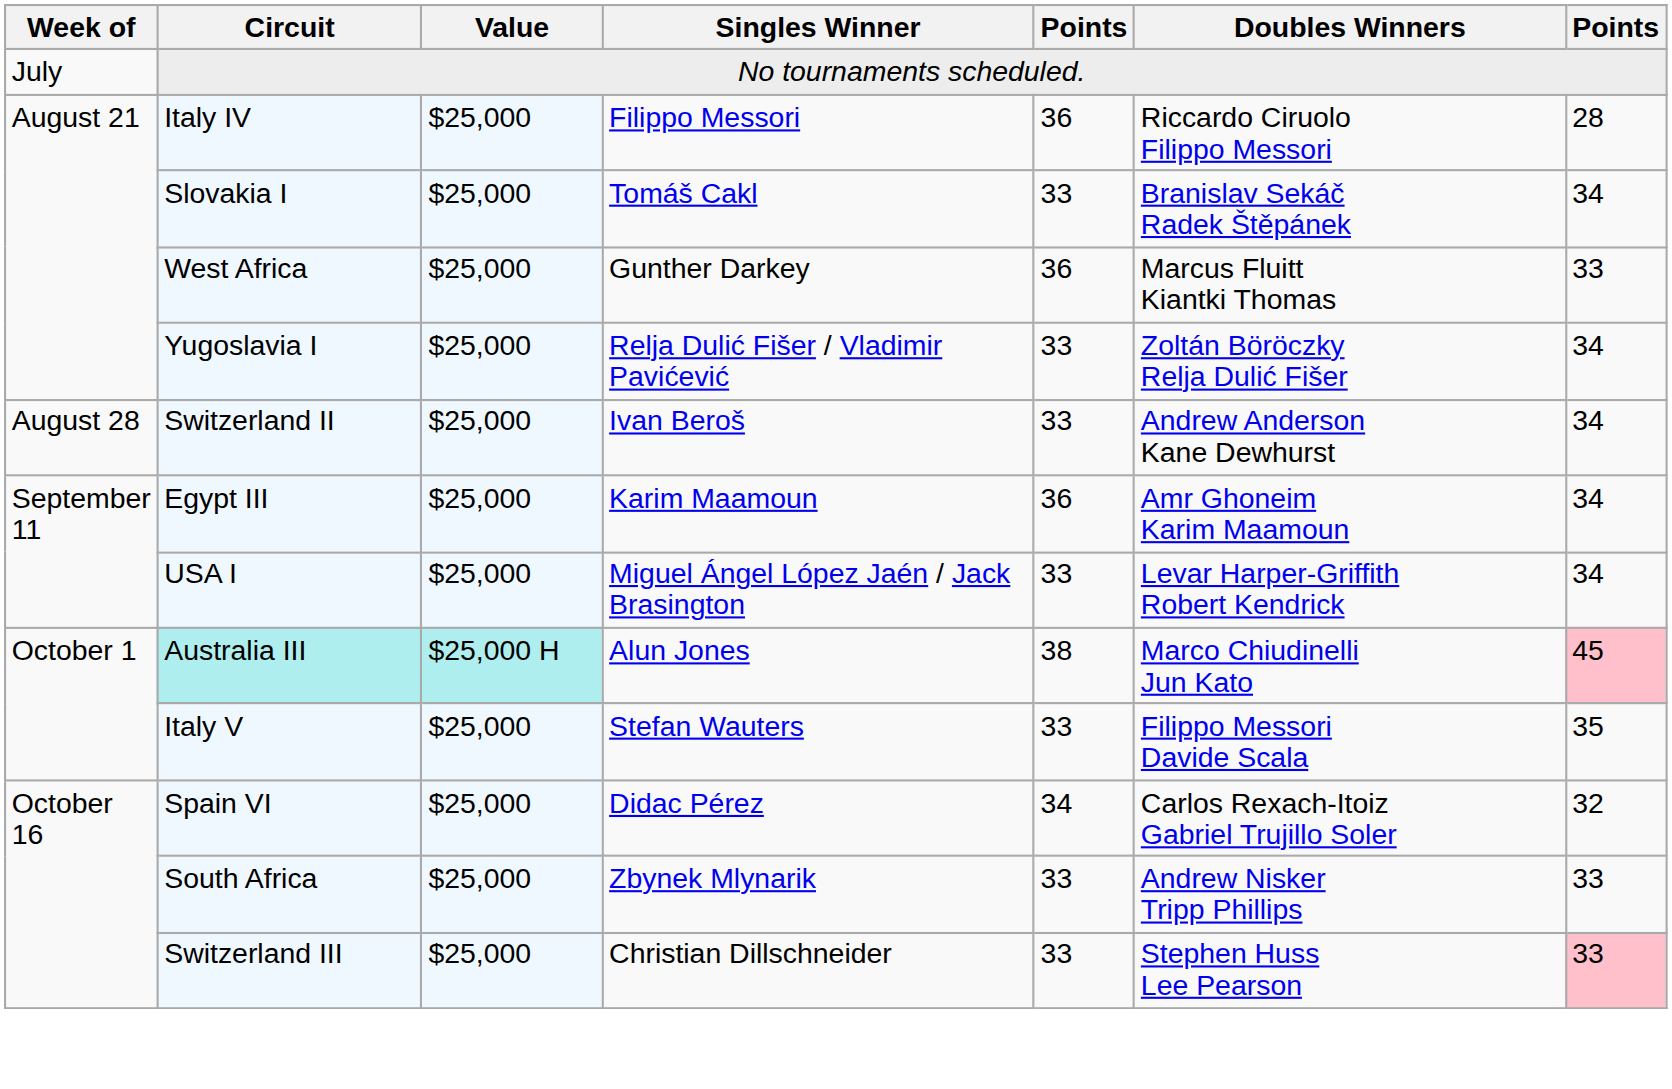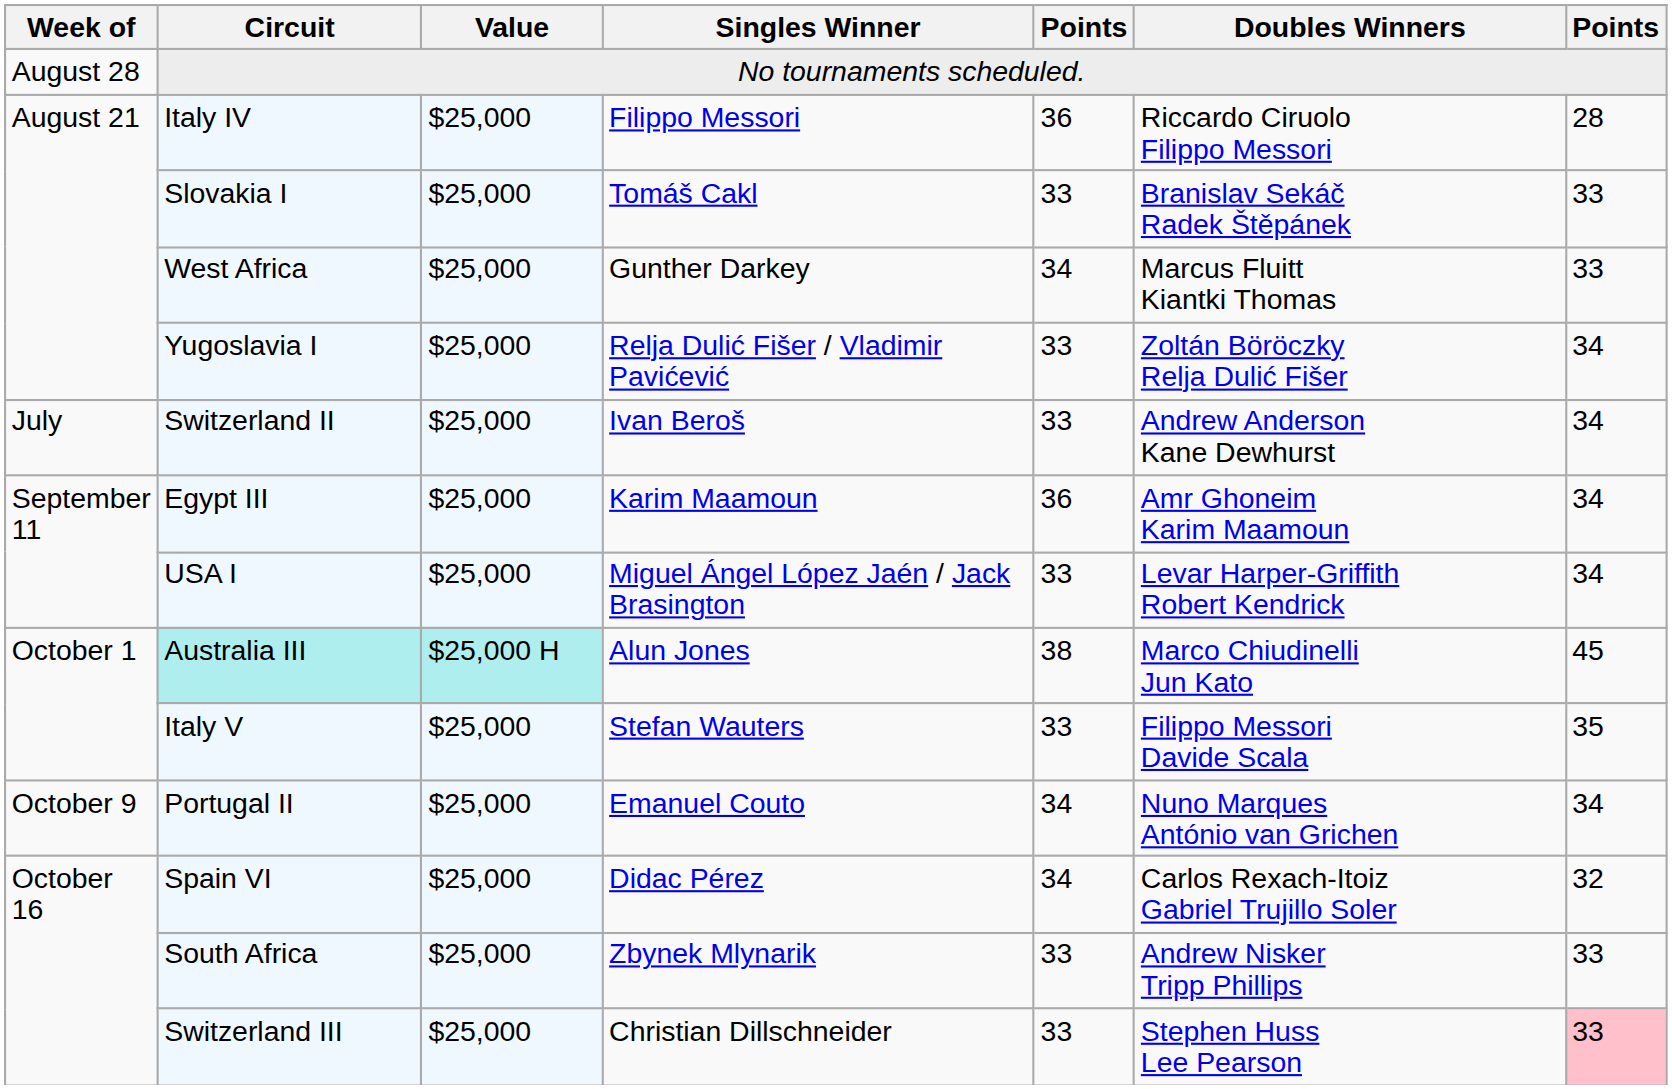(37, 72) July -> (76, 72) August 28
(1588, 193) 34 -> (1588, 193) 33
(1056, 269) 36 -> (1056, 269) 34
(76, 421) August 28 -> (37, 421) July
(1588, 650) pink background -> (1588, 650) no background
+ row: (229, 802)
